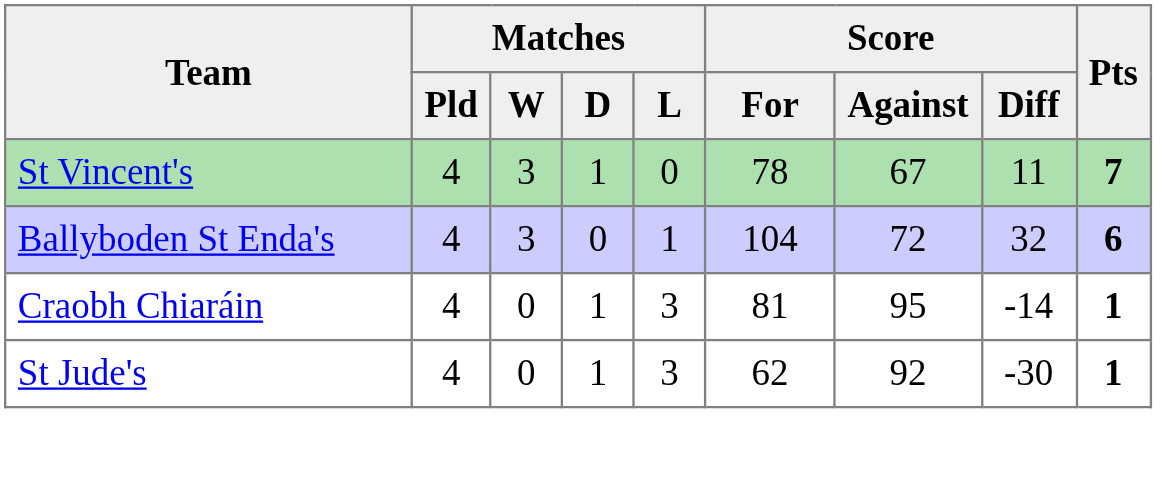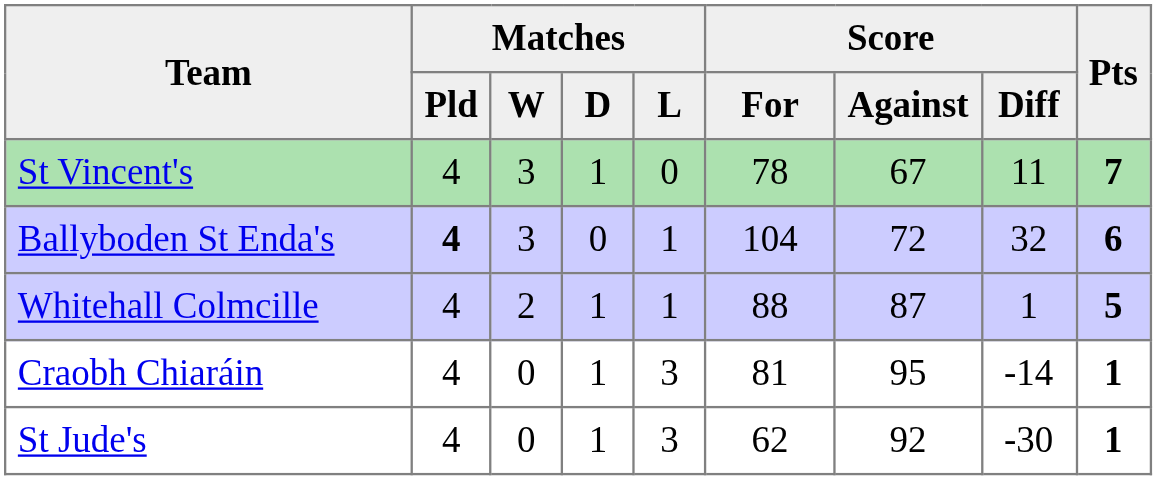(451, 238) normal -> (451, 238) bold
+ row: (168, 305)
